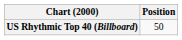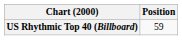(159, 27) 50 -> (159, 27) 59
